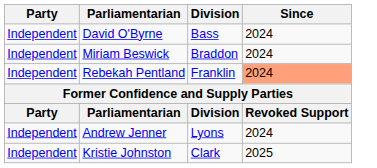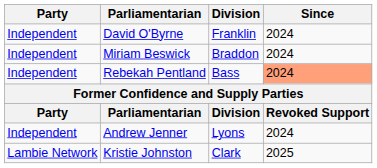(205, 34) Bass -> (234, 34) Franklin
(213, 73) Franklin -> (226, 73) Bass
(42, 152) Independent -> (52, 152) Lambie Network
